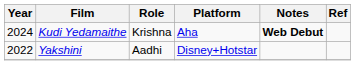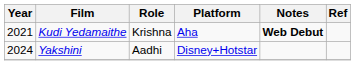(20, 32) 2024 -> (20, 32) 2021
(20, 50) 2022 -> (20, 50) 2024
